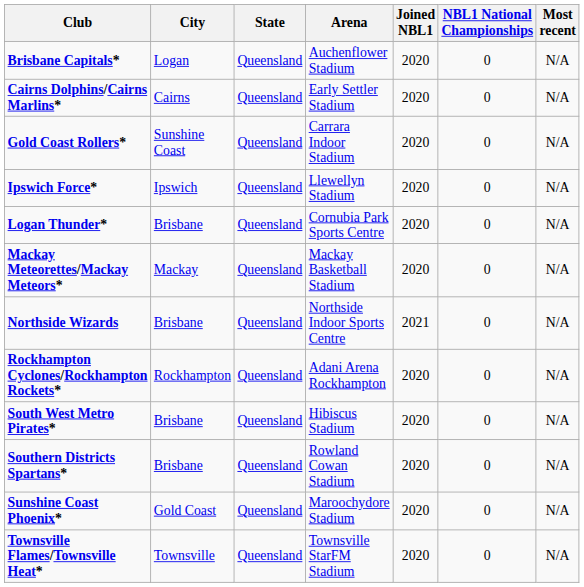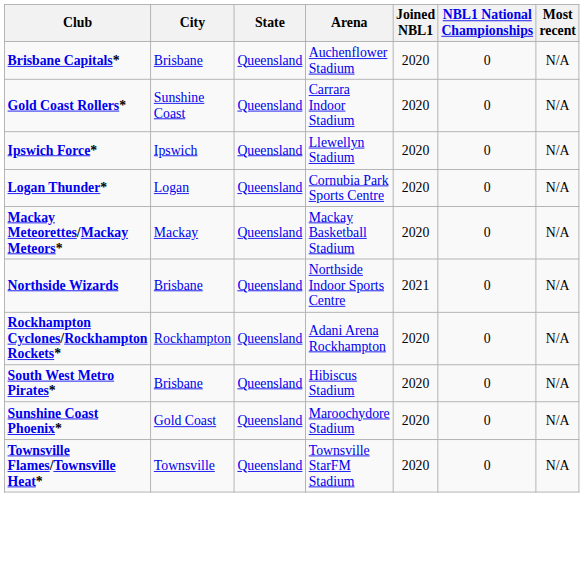(171, 60) Logan -> (178, 60) Brisbane
- row: (77, 97)
(178, 225) Brisbane -> (171, 187) Logan
- row: (61, 465)
